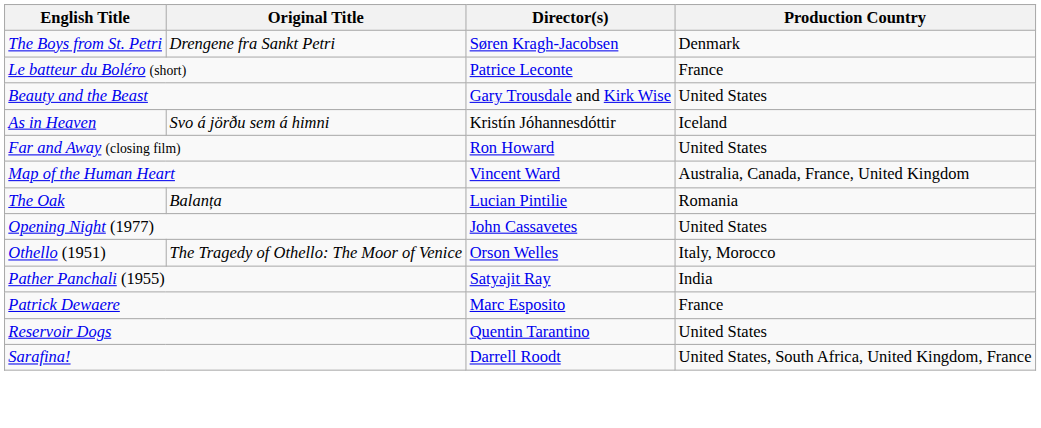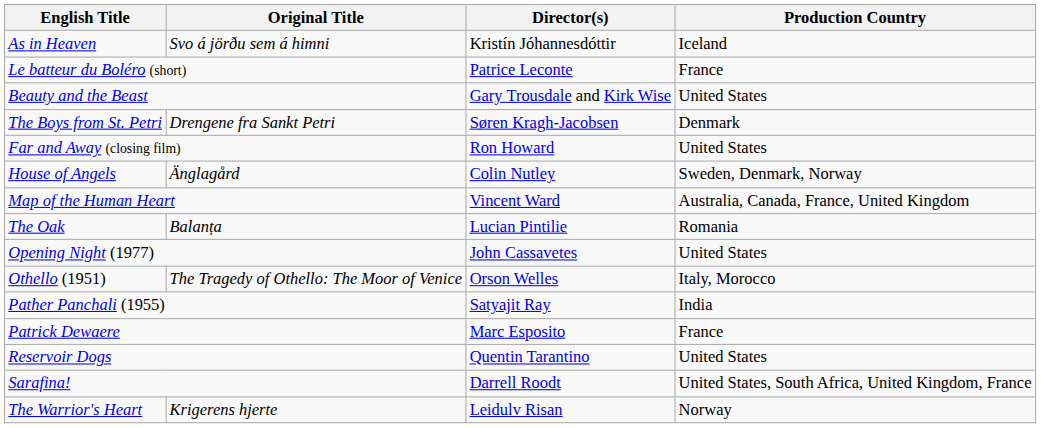rows swapped: (52, 122) <-> (85, 43)
+ row: (62, 174)
+ row: (75, 409)
